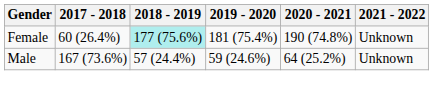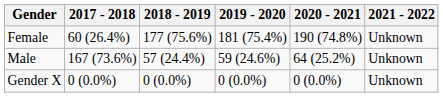(168, 37) paleturquoise background -> (177, 37) no background
+ row: (35, 80)
